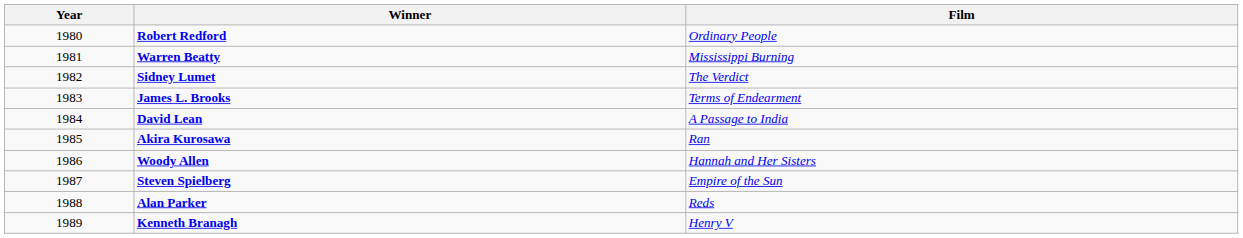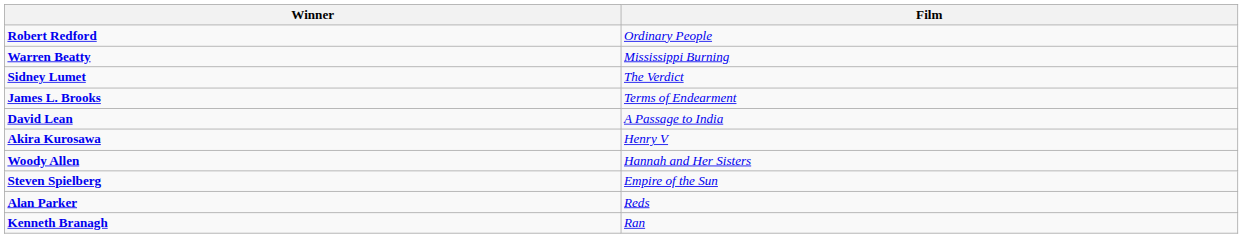- column: (69, 14)
(699, 139) Ran -> (646, 139) Henry V
(711, 222) Henry V -> (635, 222) Ran
